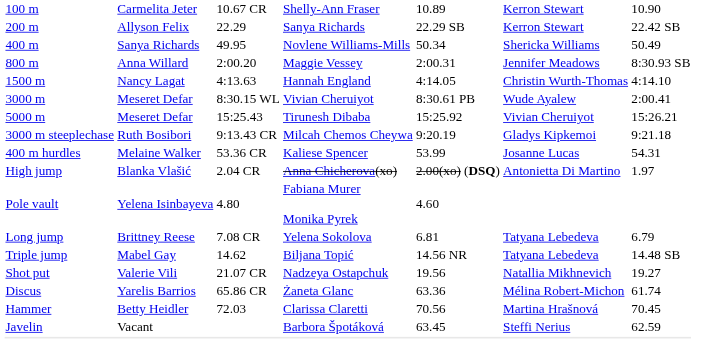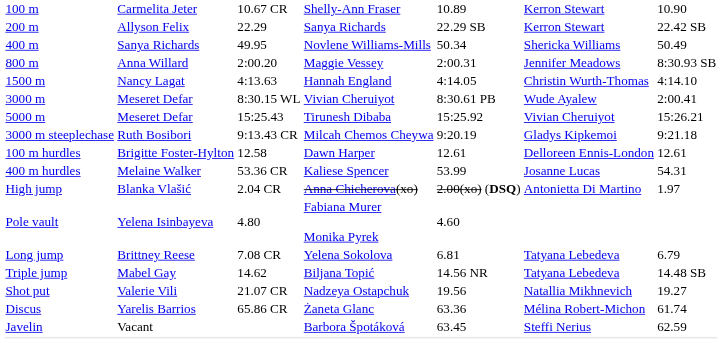+ row: (43, 153)
- row: (28, 309)
